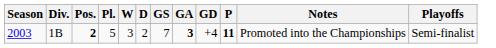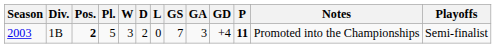+ column: (157, 14)
(190, 33) bold -> (204, 33) normal
